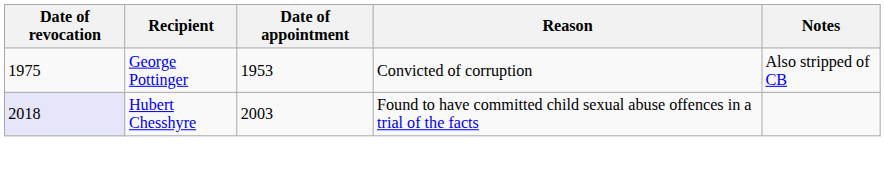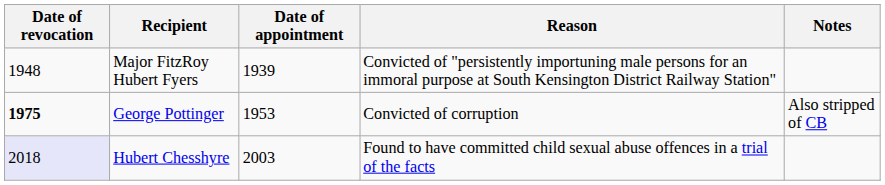+ row: (161, 70)
(24, 70) normal -> (24, 114) bold
